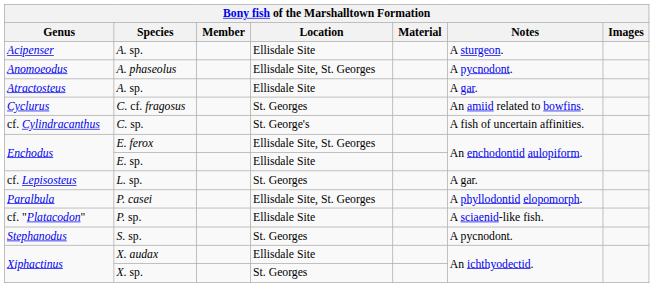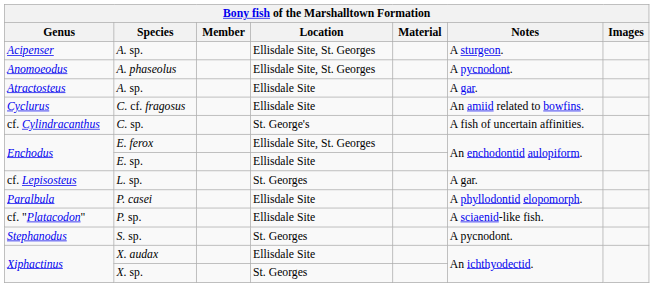(284, 50) Ellisdale Site -> (314, 50) Ellisdale Site, St. Georges
(280, 106) St. Georges -> (284, 106) Ellisdale Site
(314, 198) Ellisdale Site, St. Georges -> (284, 198) Ellisdale Site
